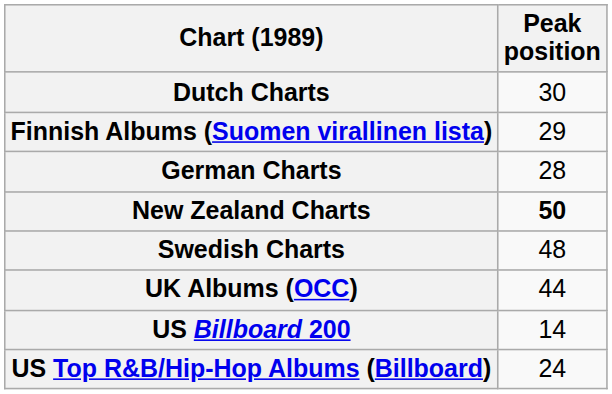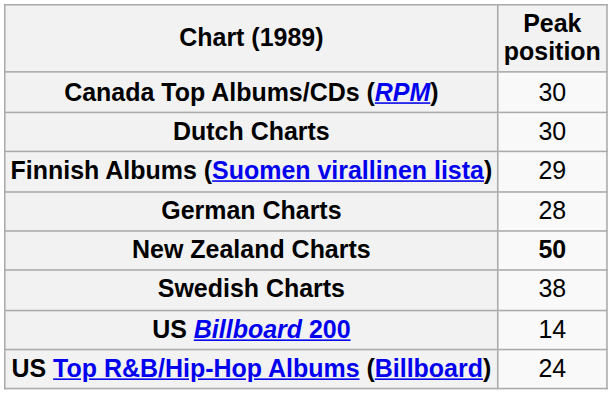+ row: (251, 91)
(552, 250) 48 -> (552, 289) 38
- row: (251, 289)
